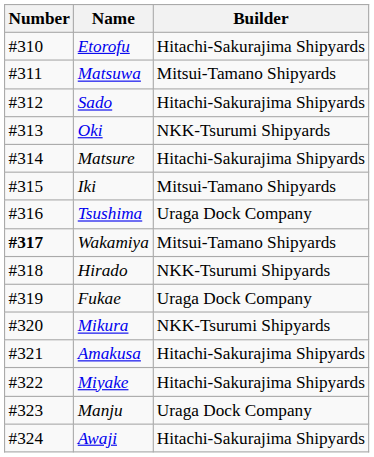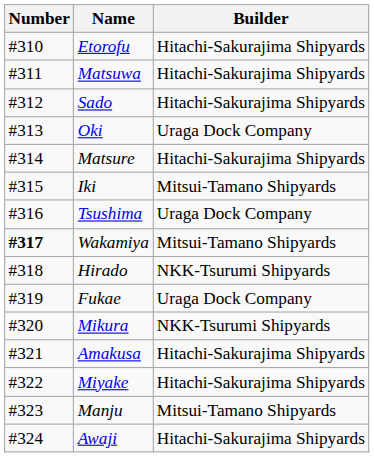(246, 73) Mitsui-Tamano Shipyards -> (261, 73) Hitachi-Sakurajima Shipyards
(244, 129) NKK-Tsurumi Shipyards -> (234, 129) Uraga Dock Company
(234, 409) Uraga Dock Company -> (246, 409) Mitsui-Tamano Shipyards
